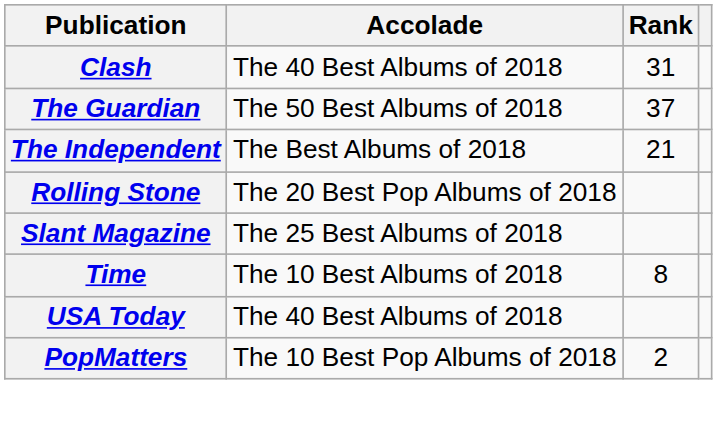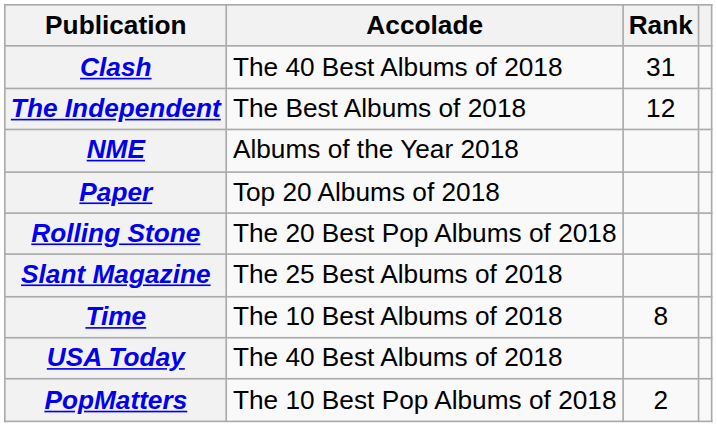- row: (116, 108)
(661, 150) 21 -> (661, 108) 12
+ row: (116, 150)
+ row: (116, 191)
